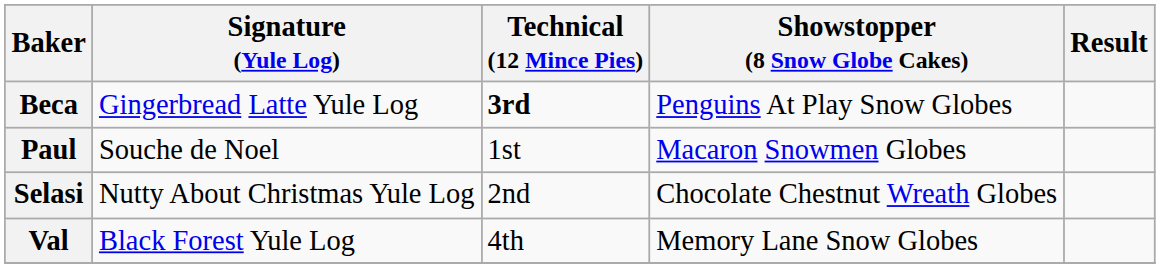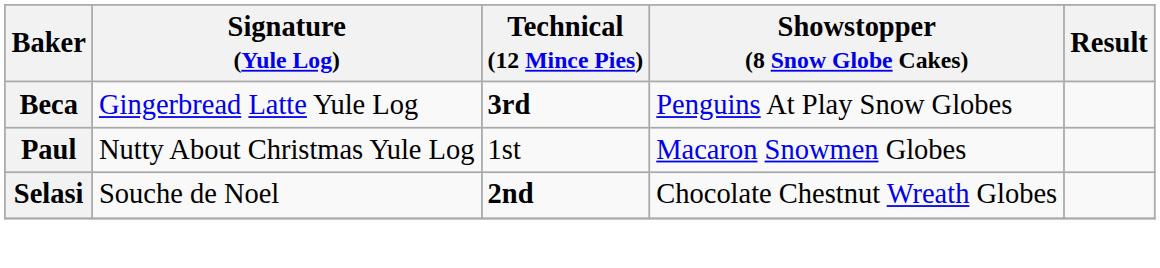(189, 149) Souche de Noel -> (287, 149) Nutty About Christmas Yule Log
(287, 194) Nutty About Christmas Yule Log -> (189, 194) Souche de Noel
(509, 194) normal -> (511, 194) bold
- row: (49, 239)
